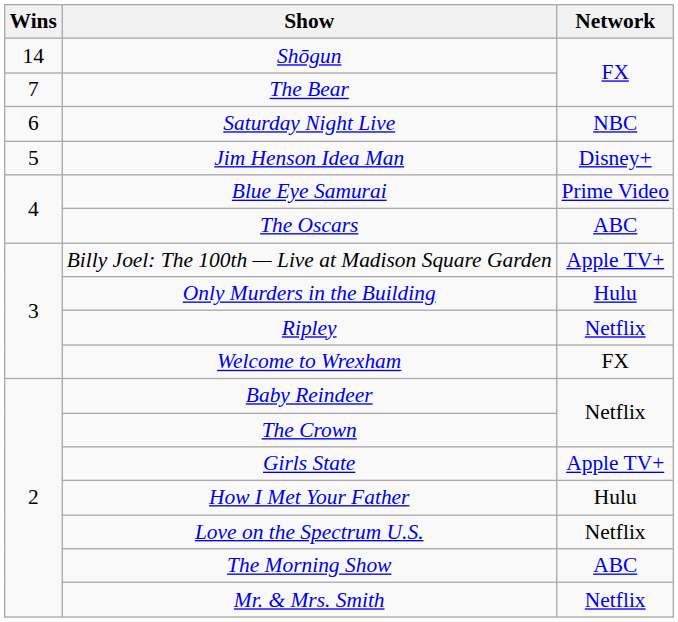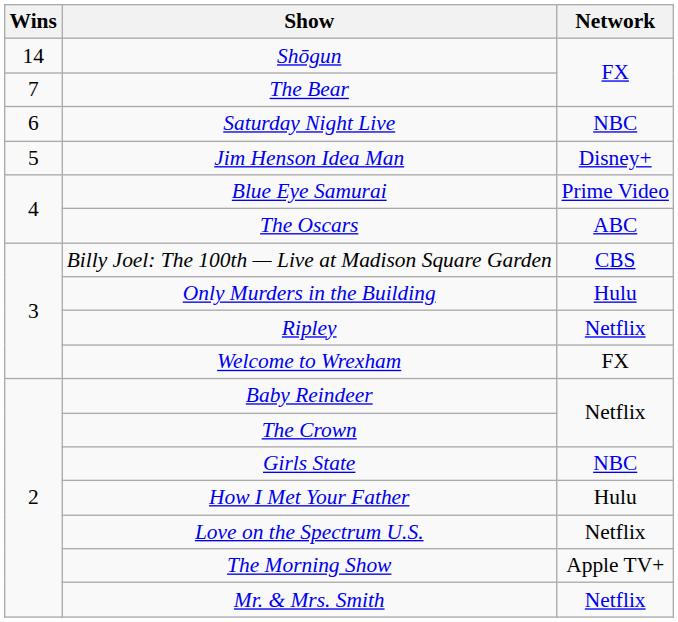(615, 259) Apple TV+ -> (615, 259) CBS
(615, 463) Apple TV+ -> (615, 463) NBC
(615, 565) ABC -> (615, 565) Apple TV+
